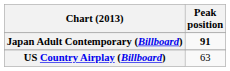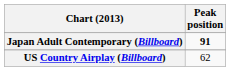(205, 58) 63 -> (205, 58) 62
